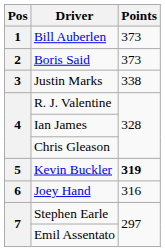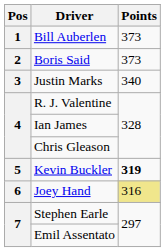(131, 81) 338 -> (131, 81) 340
(131, 190) no background -> (131, 190) khaki background
